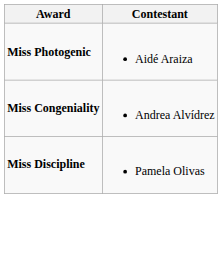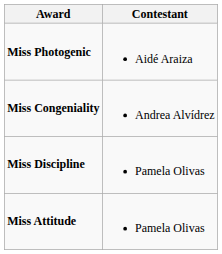+ row: (42, 221)
